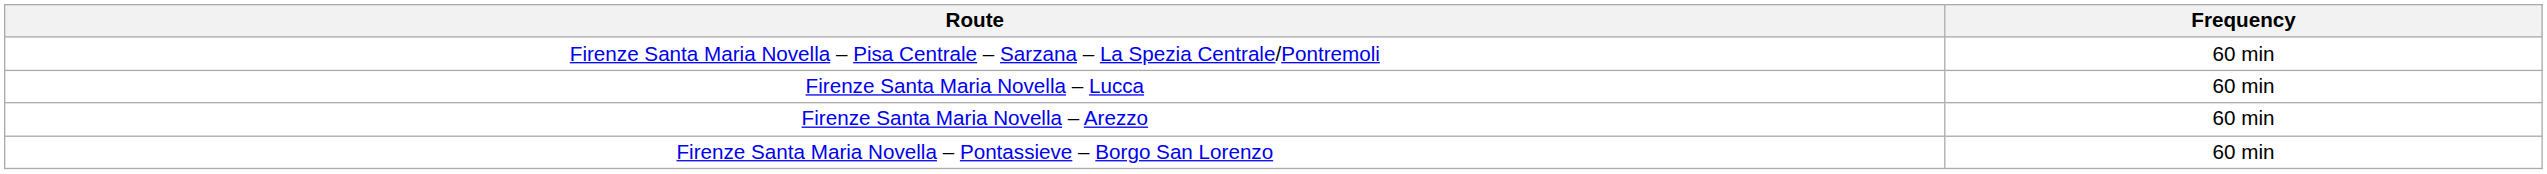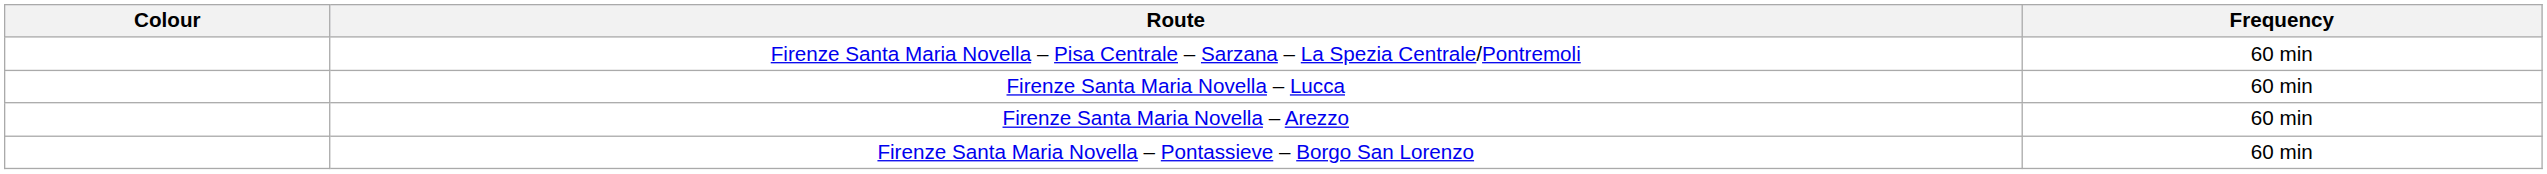+ column: (167, 20)
